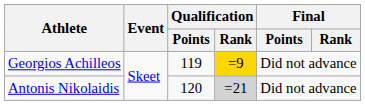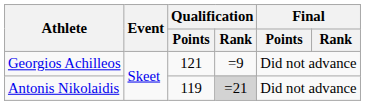(191, 64) 119 -> (191, 64) 121
(236, 64) gold background -> (236, 64) no background
(191, 88) 120 -> (191, 88) 119
